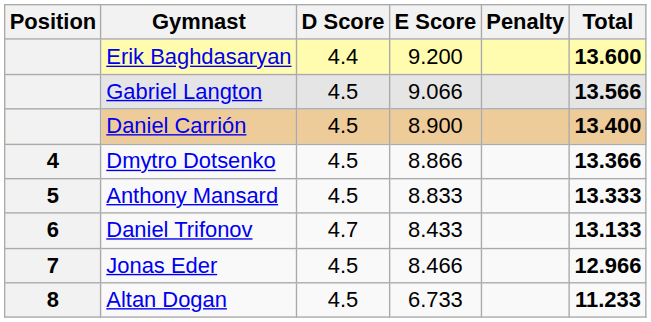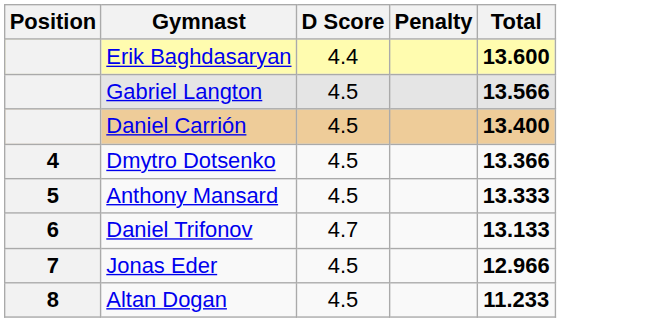- column: (435, 21)
